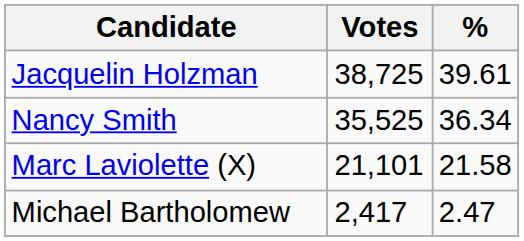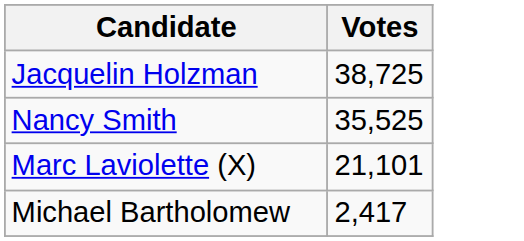- column: (475, 27)
